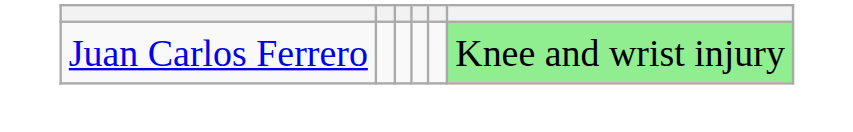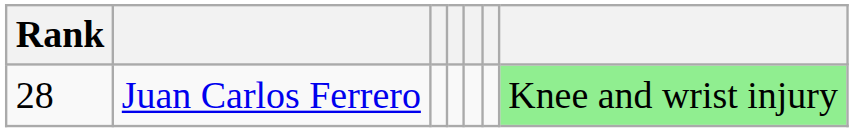+ column: (60, 34)
